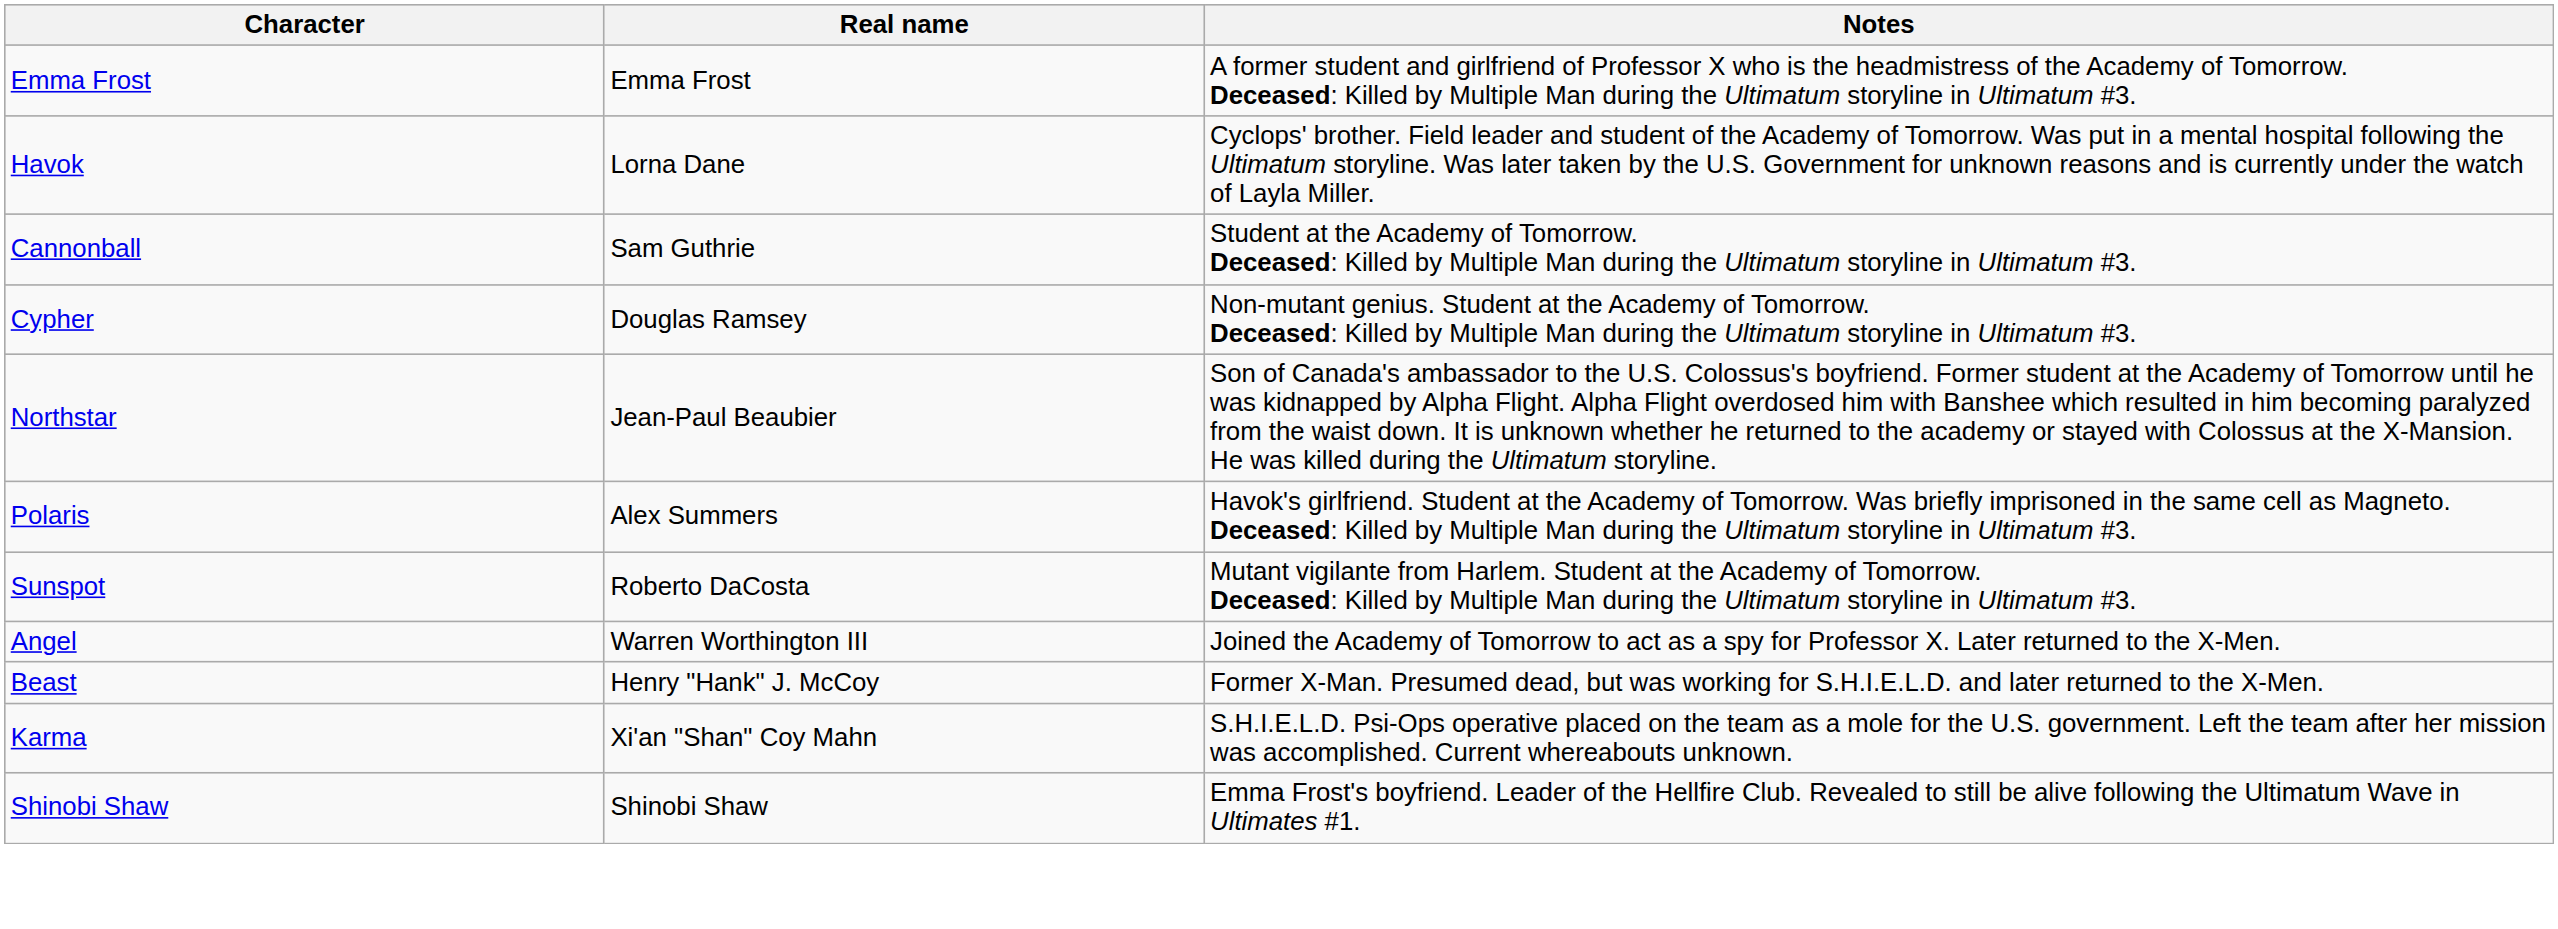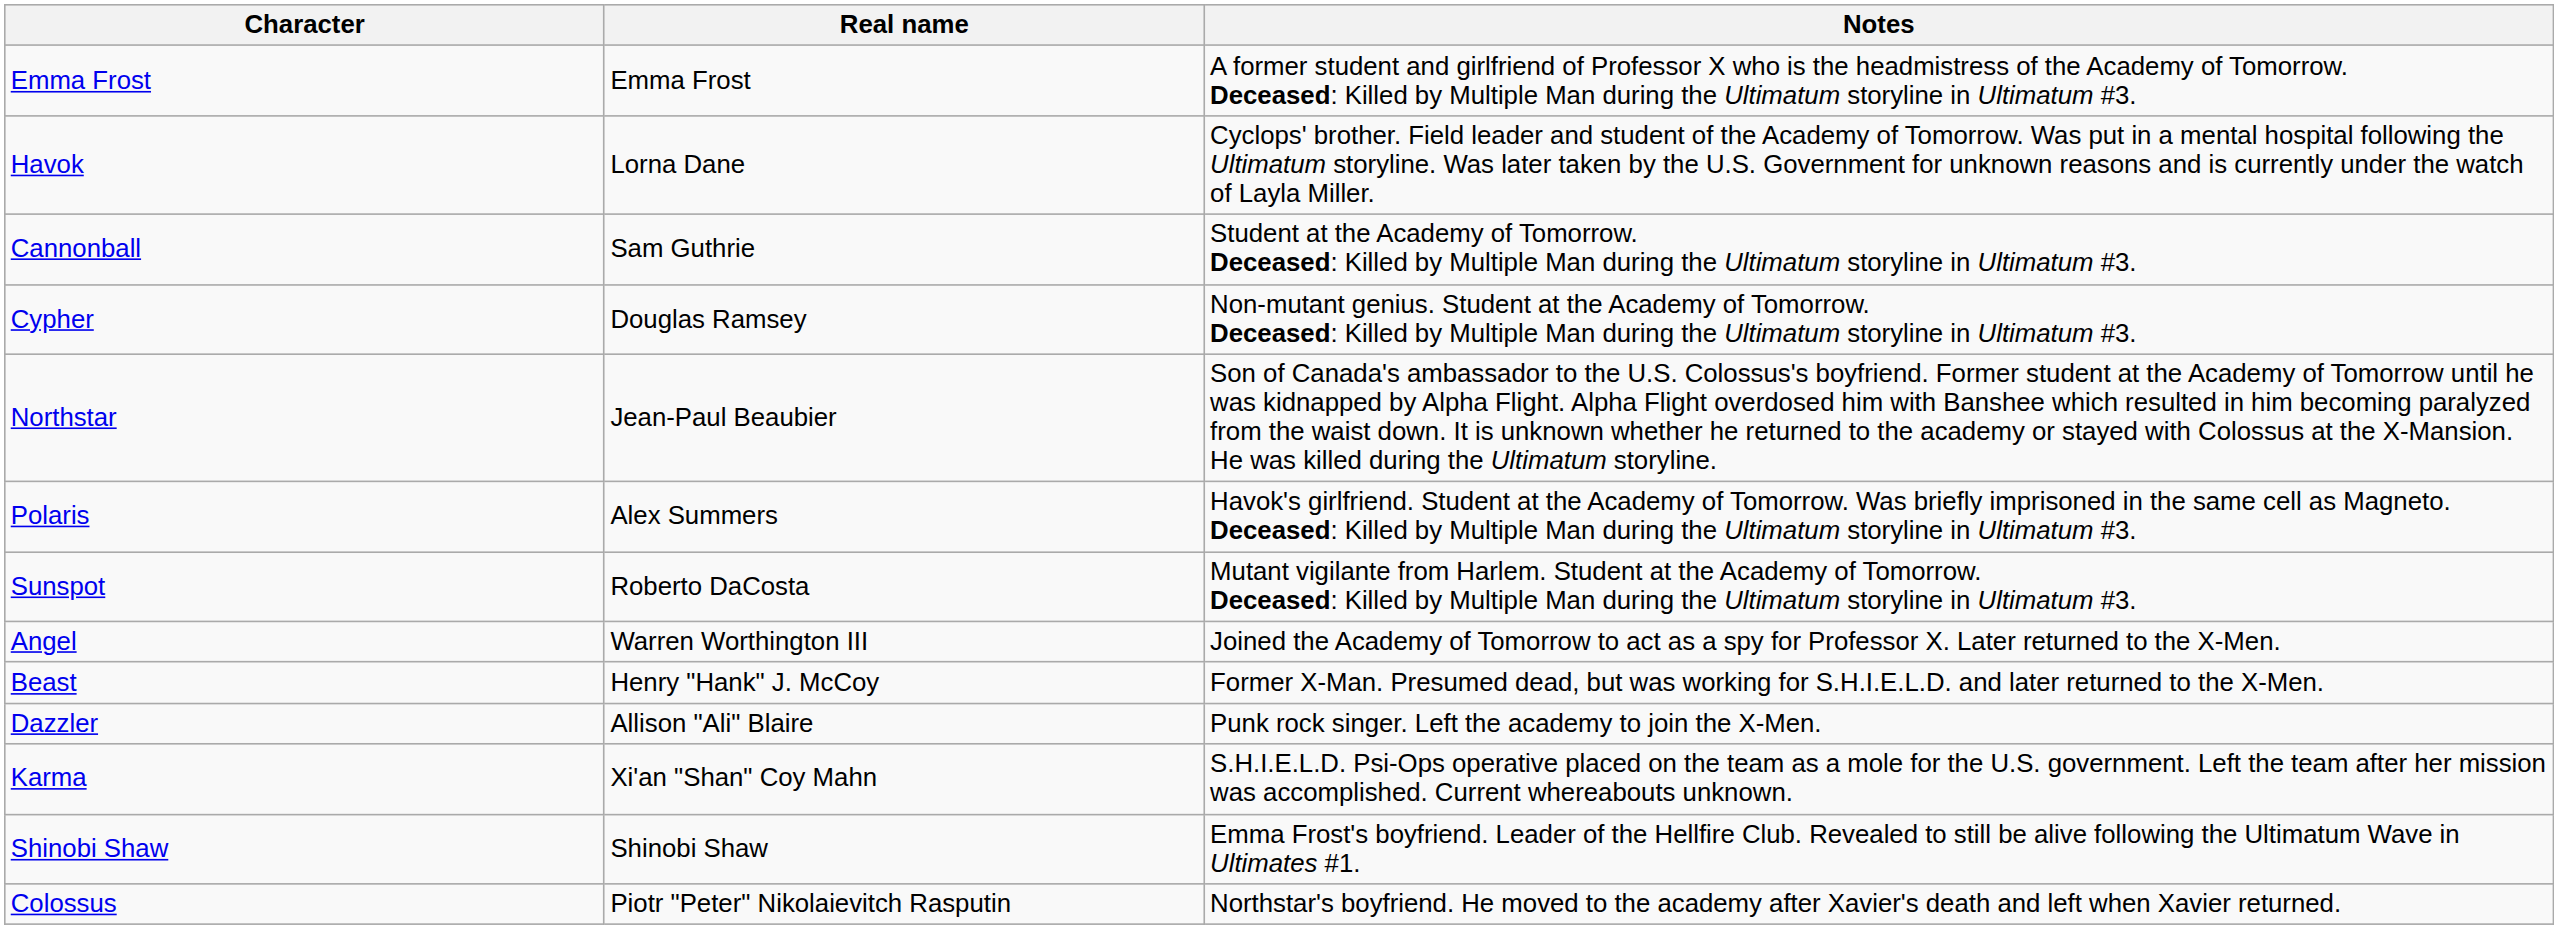+ row: (54, 723)
+ row: (64, 903)
